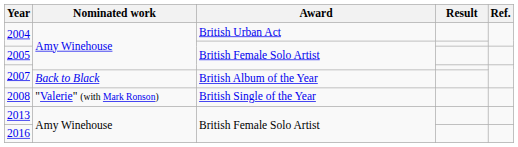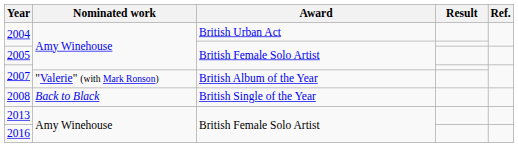(67, 79) Back to Black -> (97, 79) "Valerie" (with Mark Ronson)
(97, 97) "Valerie" (with Mark Ronson) -> (67, 97) Back to Black
